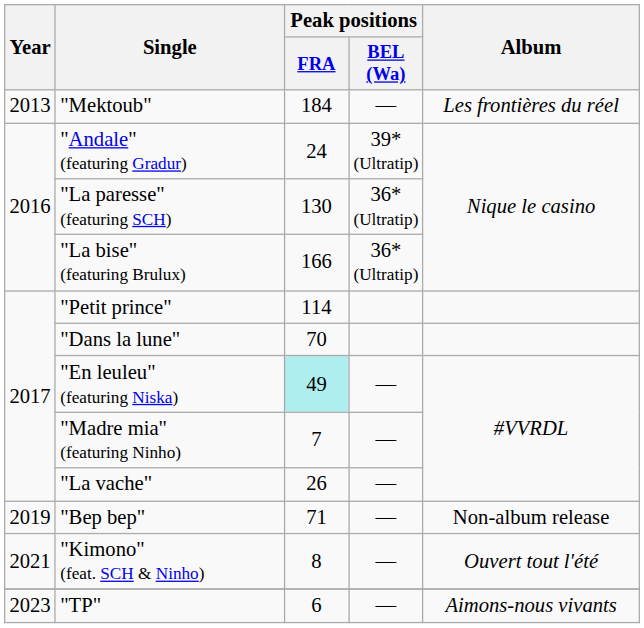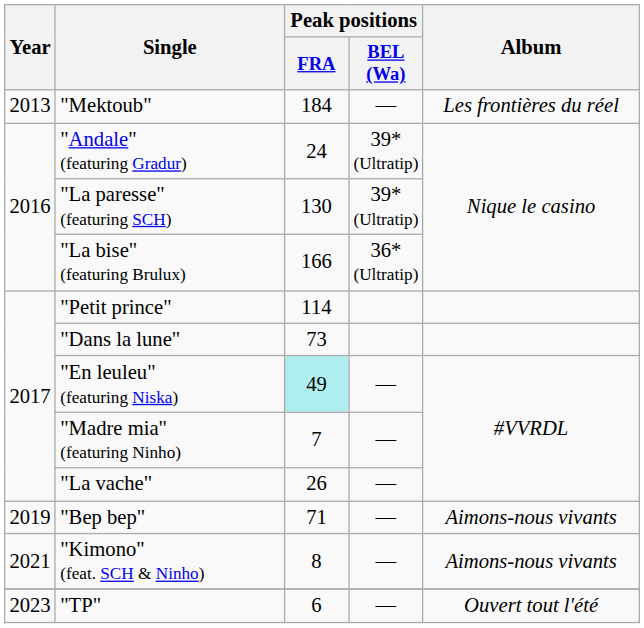(386, 206) 36* (Ultratip) -> (386, 206) 39* (Ultratip)
(316, 339) 70 -> (316, 339) 73
(531, 516) Non-album release -> (531, 516) Aimons-nous vivants
(531, 561) Ouvert tout l'été -> (531, 561) Aimons-nous vivants
(531, 605) Aimons-nous vivants -> (531, 605) Ouvert tout l'été
